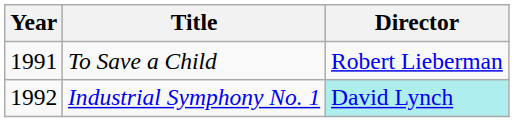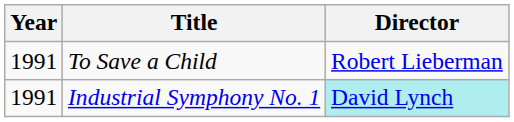(34, 97) 1992 -> (34, 97) 1991
